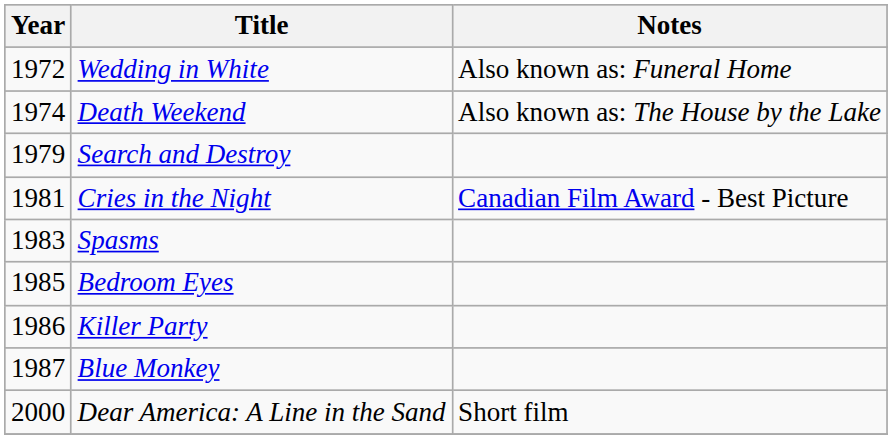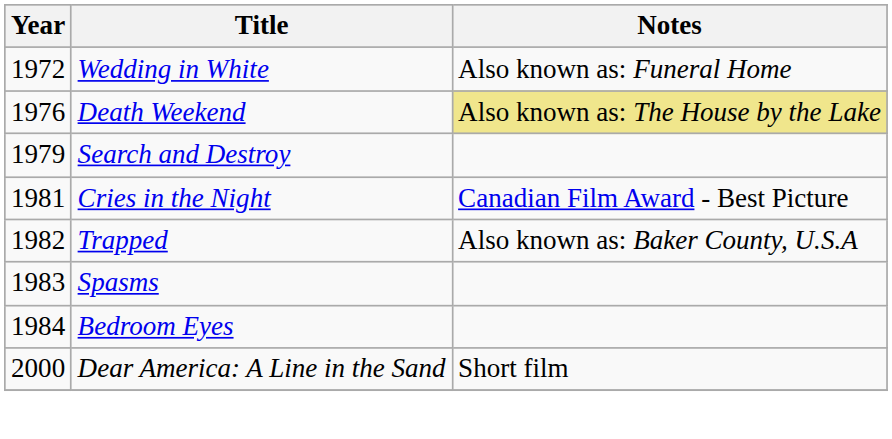(38, 111) 1974 -> (38, 111) 1976
(670, 111) no background -> (670, 111) khaki background
+ row: (123, 240)
(38, 283) 1985 -> (38, 326) 1984
- row: (143, 326)
- row: (149, 369)
